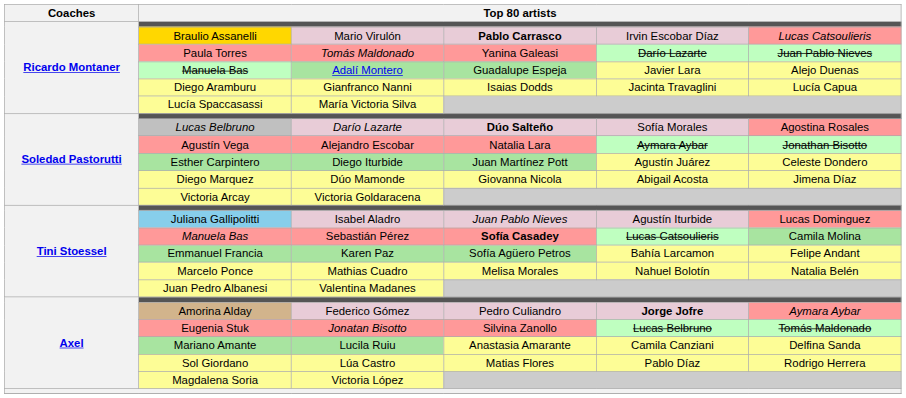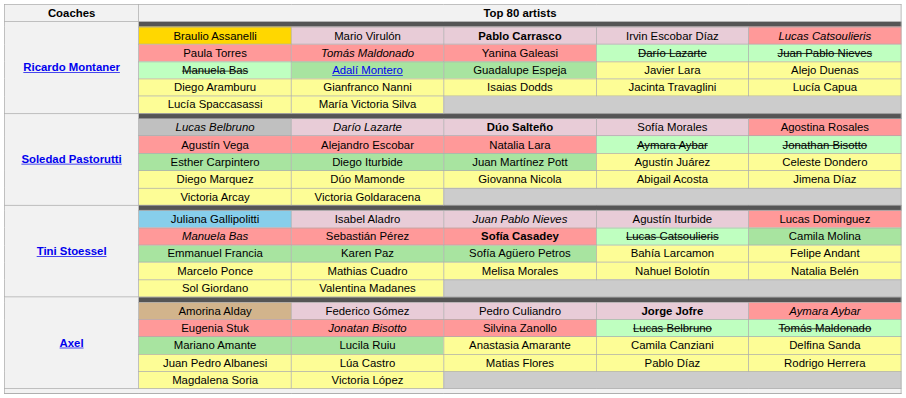(215, 288) Juan Pedro Albanesi -> (215, 288) Sol Giordano
(215, 363) Sol Giordano -> (215, 363) Juan Pedro Albanesi
